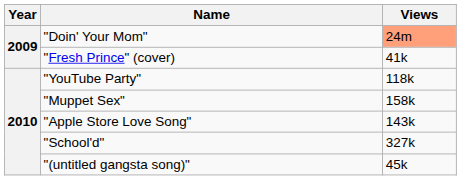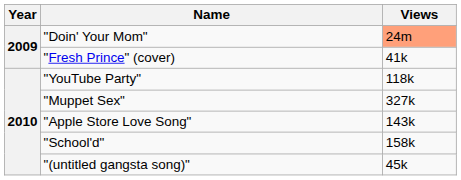(400, 100) 158k -> (400, 100) 327k
(400, 143) 327k -> (400, 143) 158k
